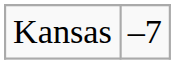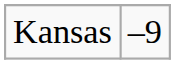(145, 31) –7 -> (145, 31) –9
